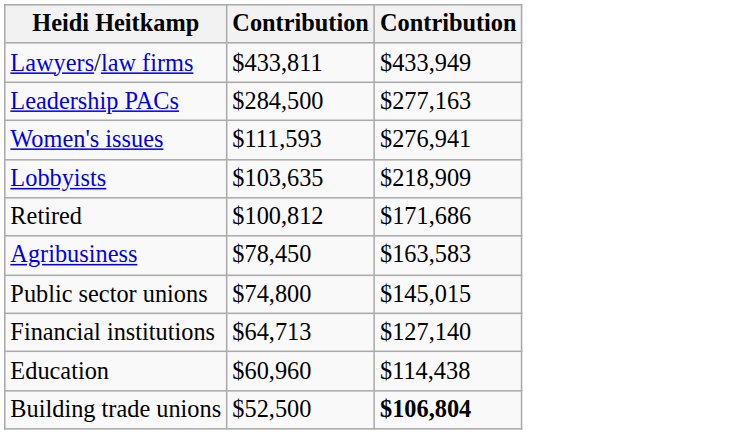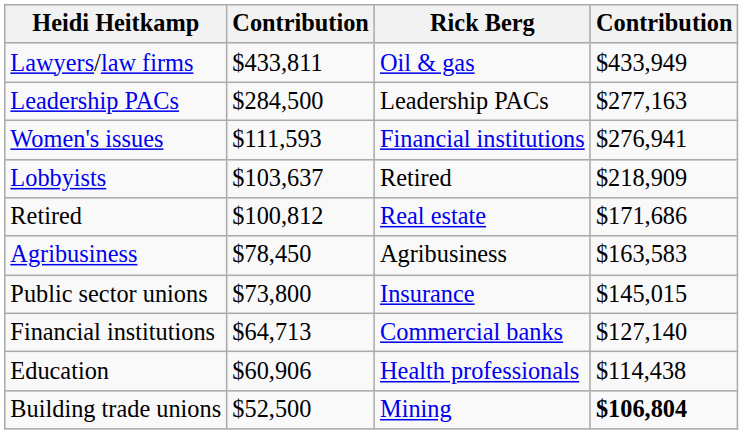+ column: (482, 23)
(278, 178) $103,635 -> (278, 178) $103,637
(272, 293) $74,800 -> (272, 293) $73,800
(272, 370) $60,960 -> (272, 370) $60,906
